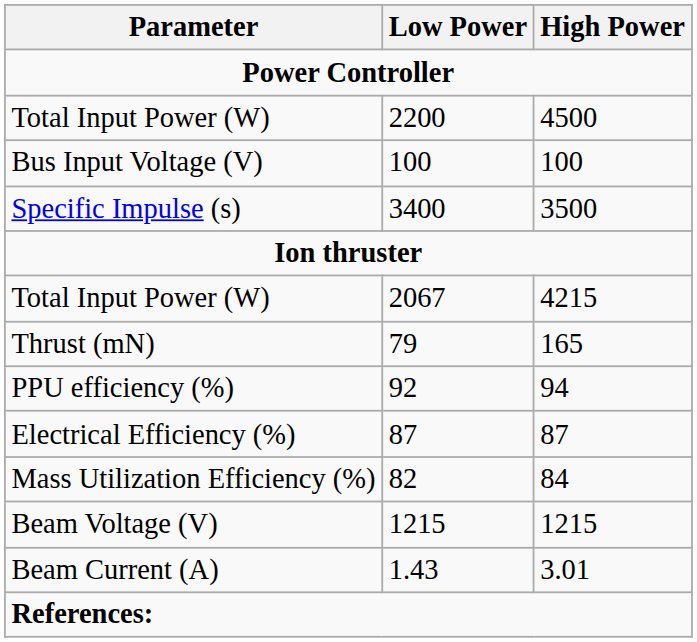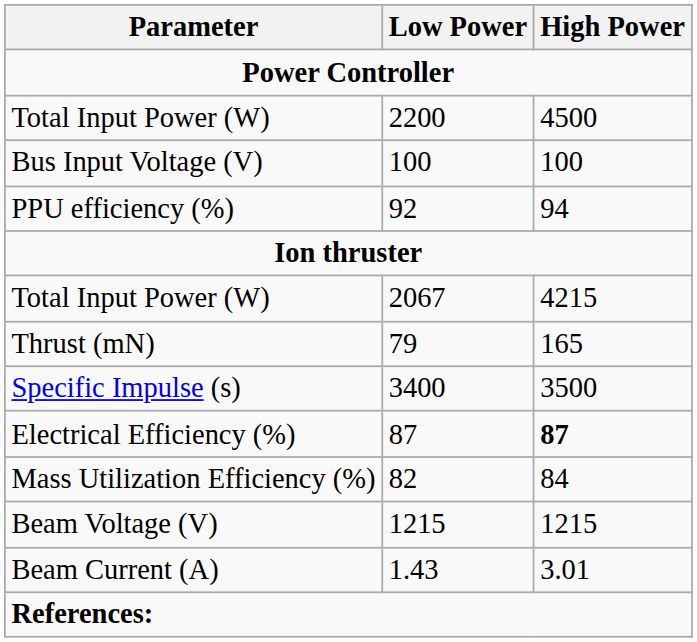rows swapped: (123, 388) <-> (126, 207)
(554, 433) normal -> (554, 433) bold
